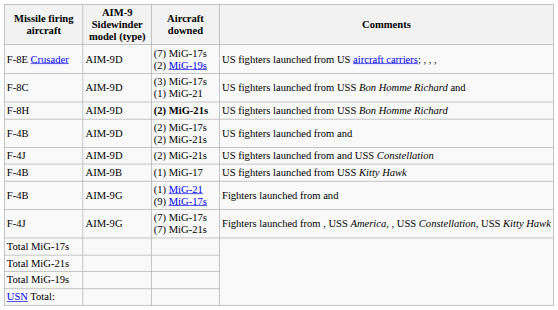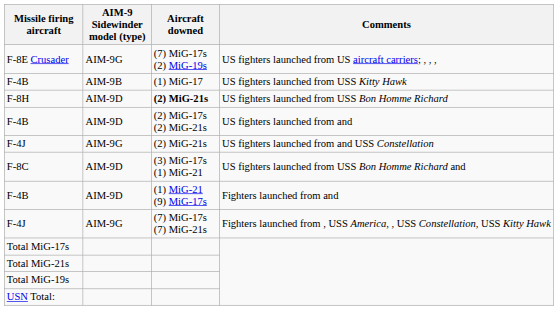(104, 59) AIM-9D -> (104, 59) AIM-9G
rows swapped: (18, 87) <-> (18, 172)
(104, 156) AIM-9D -> (104, 144) AIM-9G
(104, 195) AIM-9G -> (104, 195) AIM-9D
